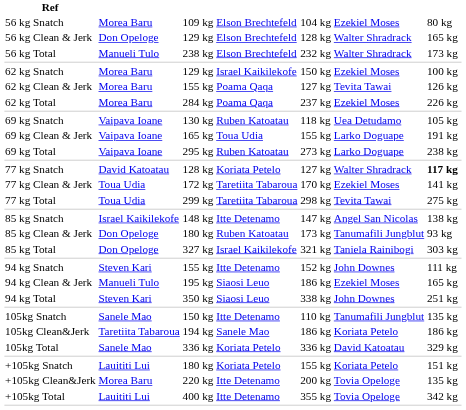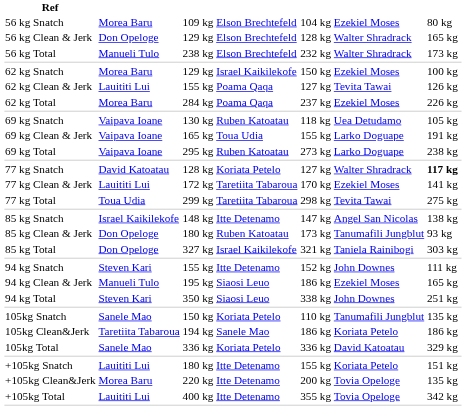(125, 86) Morea Baru -> (124, 86) Lauititi Lui
(122, 184) Toua Udia -> (124, 184) Lauititi Lui
(248, 316) Itte Detenamo -> (248, 316) Koriata Petelo
(248, 365) Koriata Petelo -> (248, 365) Itte Detenamo
